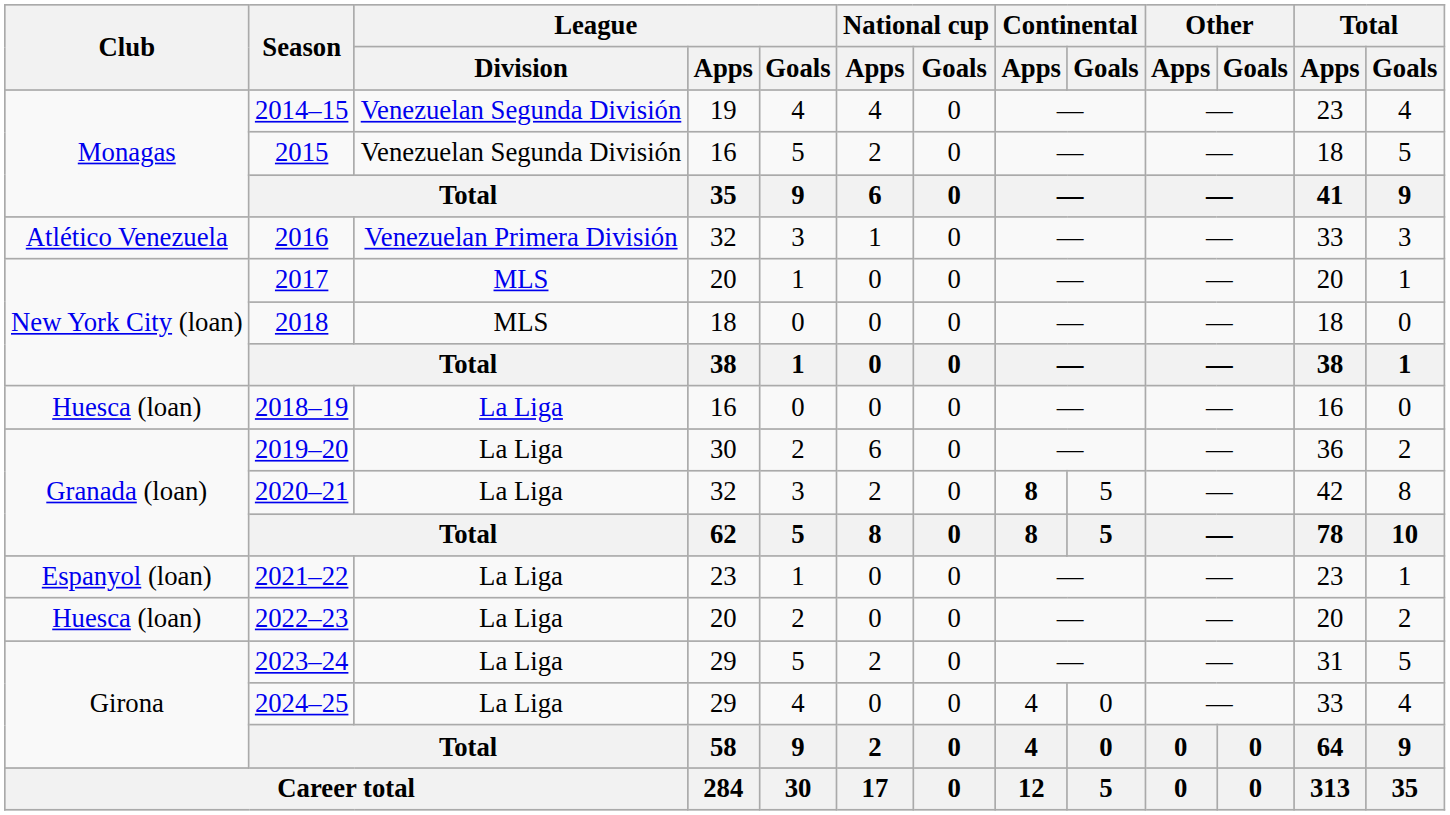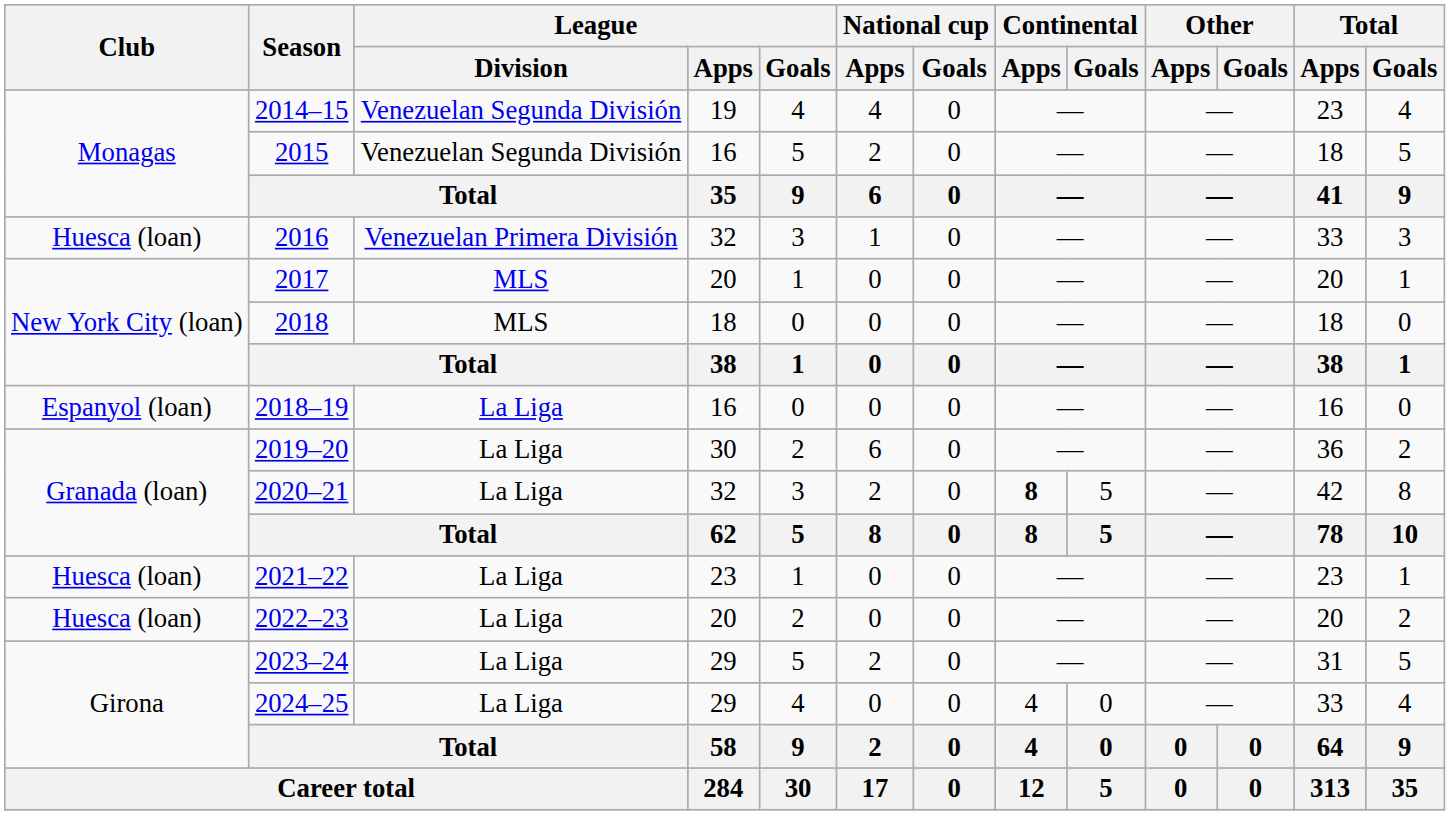(127, 237) Atlético Venezuela -> (127, 237) Huesca (loan)
(127, 407) Huesca (loan) -> (127, 407) Espanyol (loan)
(127, 576) Espanyol (loan) -> (127, 576) Huesca (loan)
